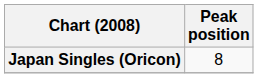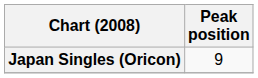(219, 60) 8 -> (219, 60) 9
